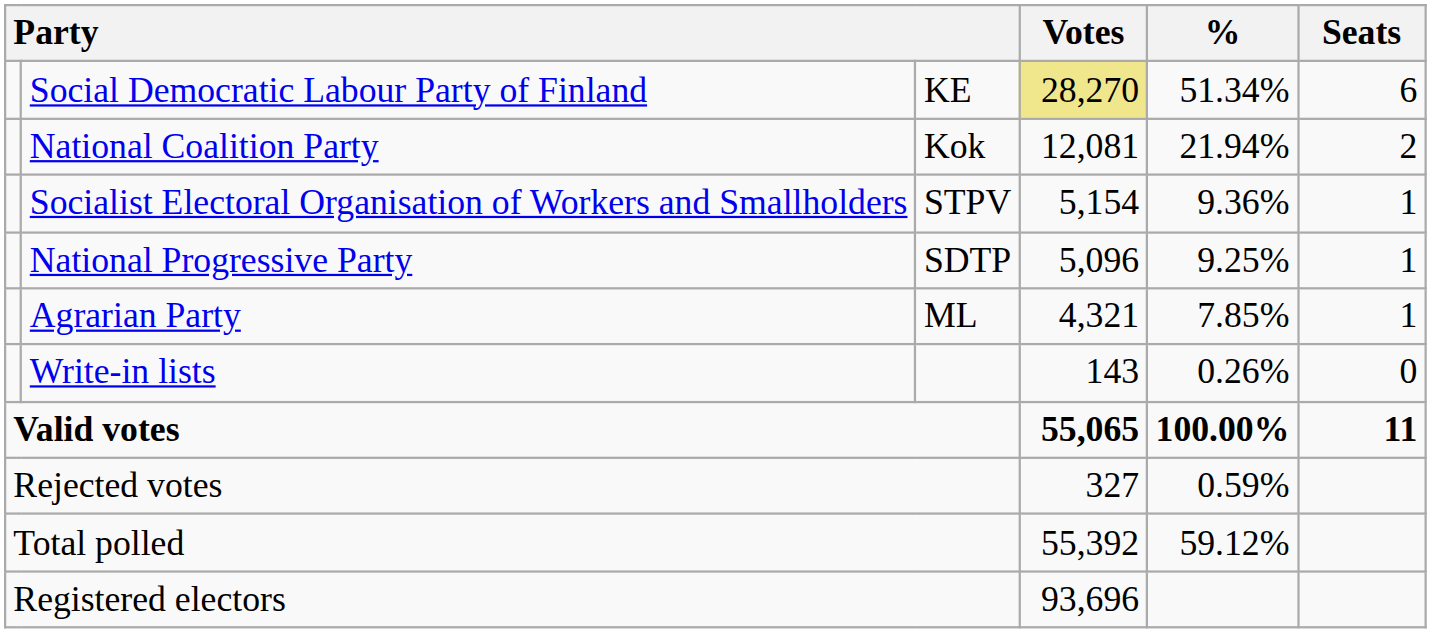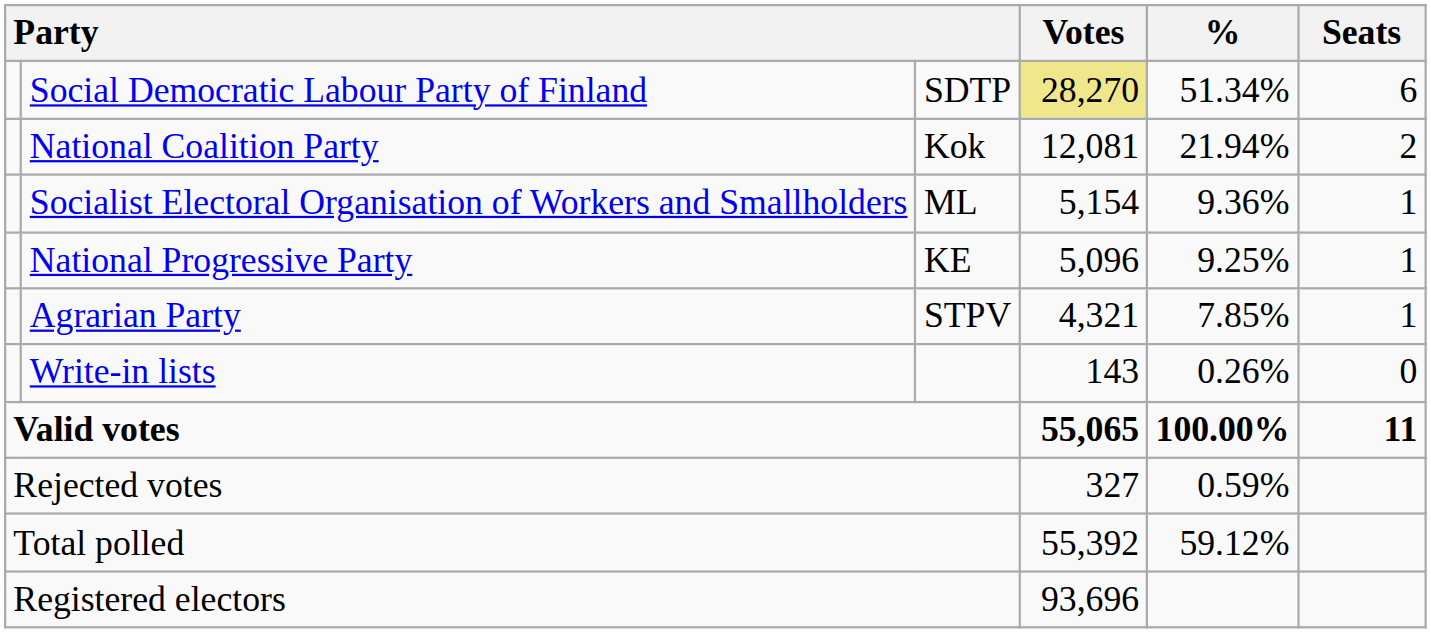(948, 89) KE -> (968, 89) SDTP
(968, 202) STPV -> (951, 202) ML
(968, 259) SDTP -> (948, 259) KE
(951, 315) ML -> (968, 315) STPV
